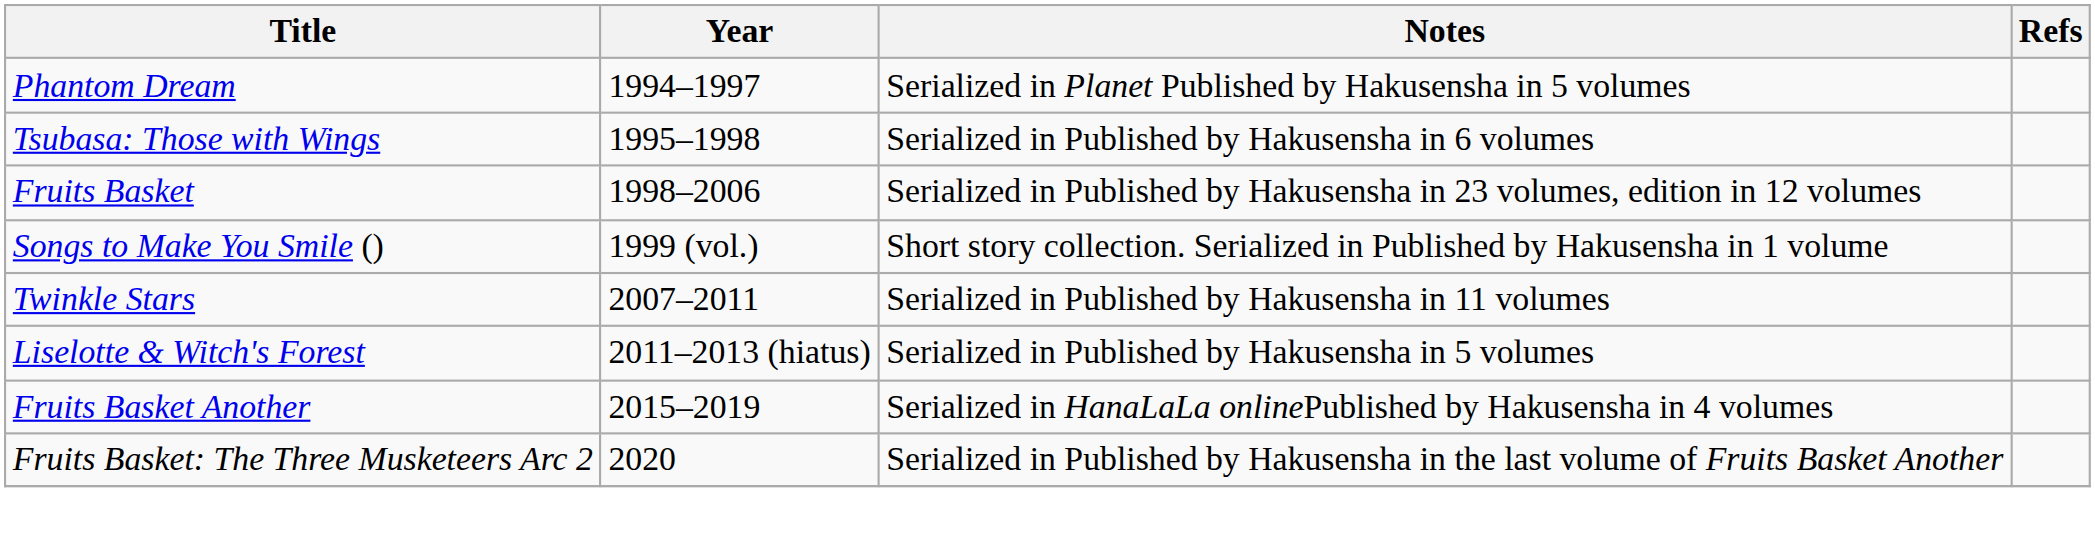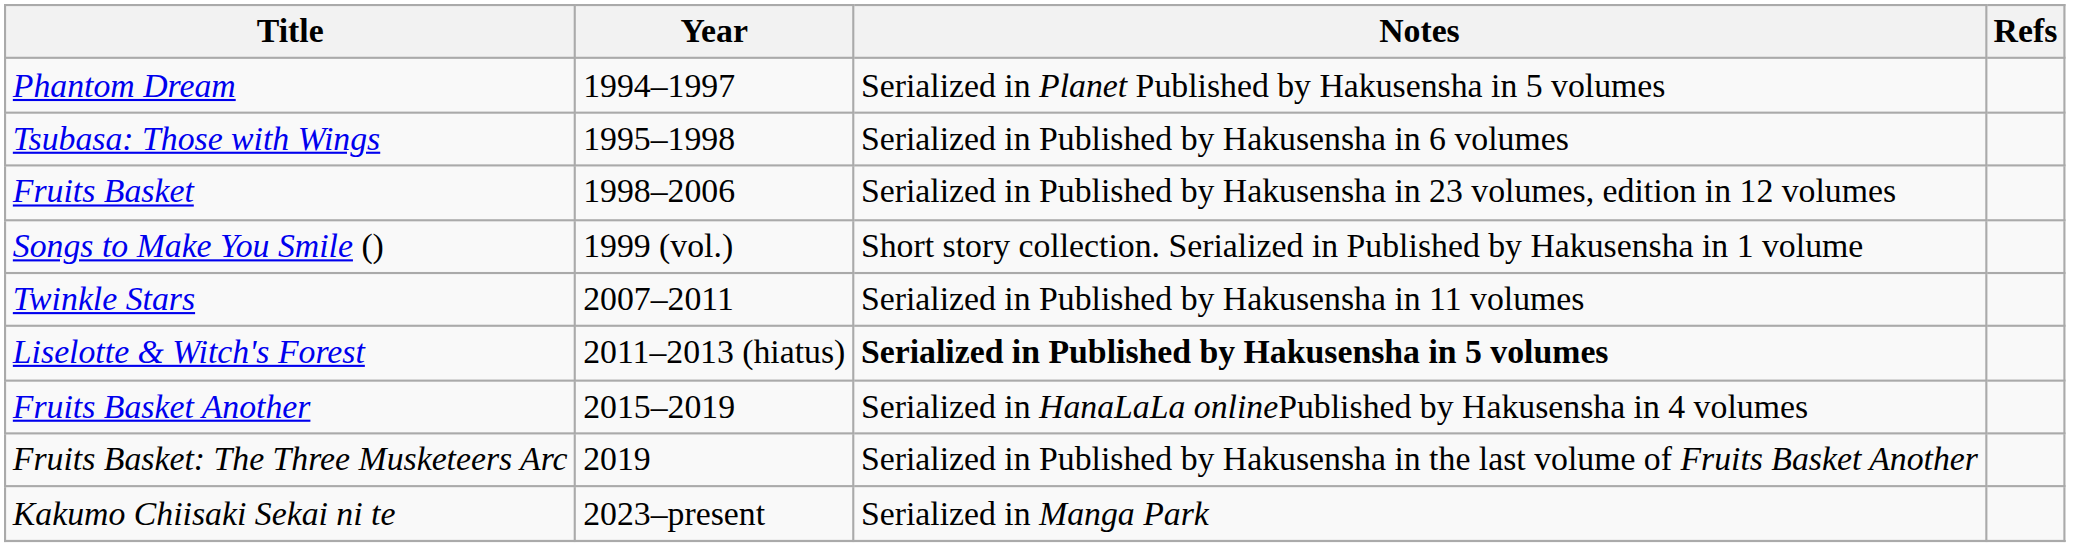(1240, 352) normal -> (1235, 352) bold
+ row: (290, 459)
- row: (303, 459)
+ row: (204, 513)
